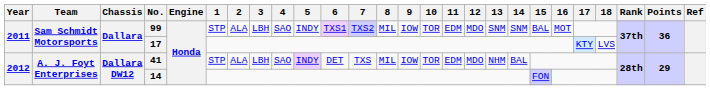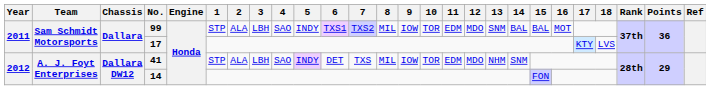(519, 28) SNM -> (519, 28) BAL
(519, 61) BAL -> (519, 61) SNM
